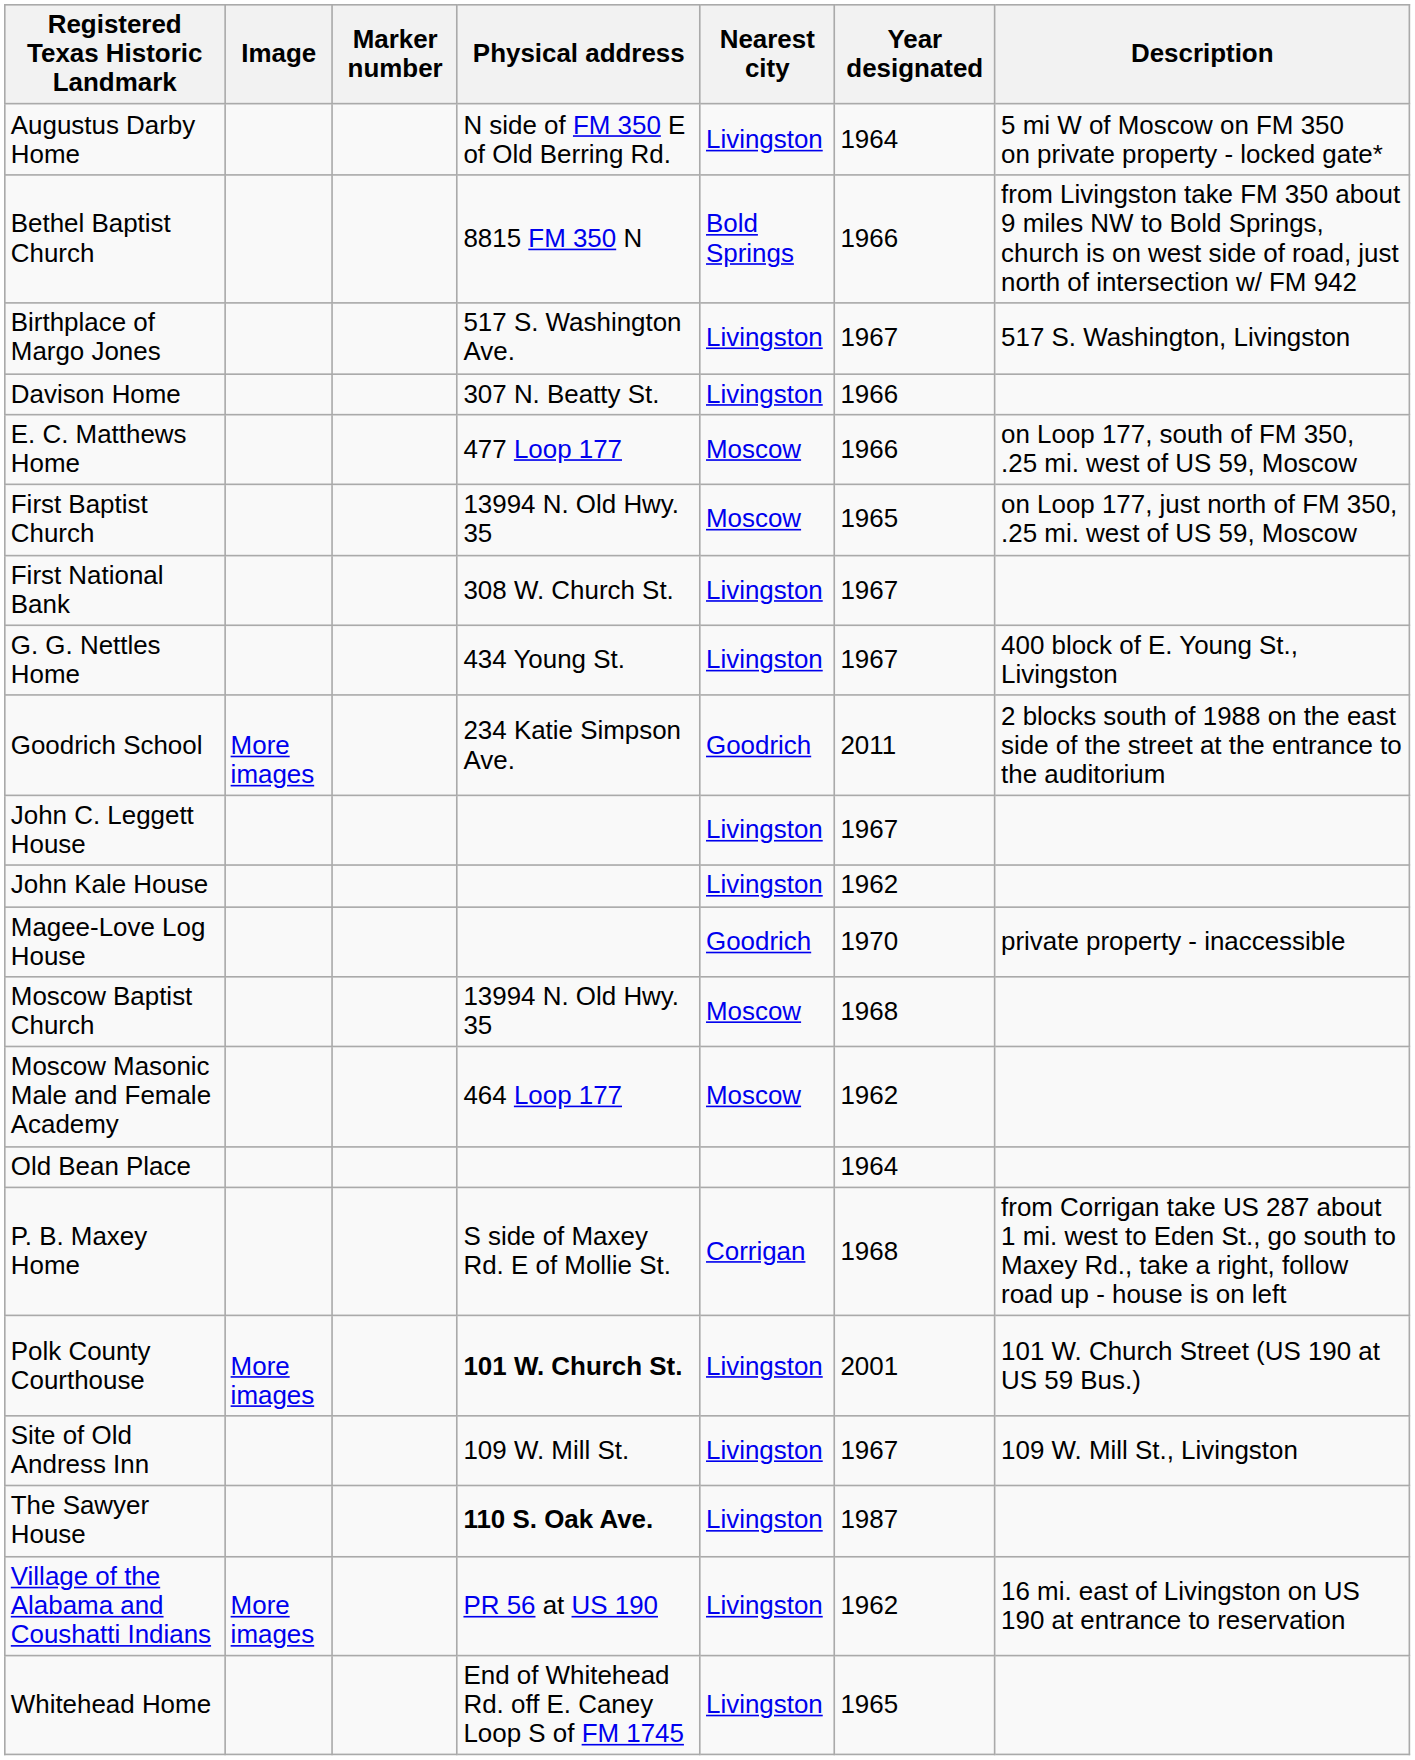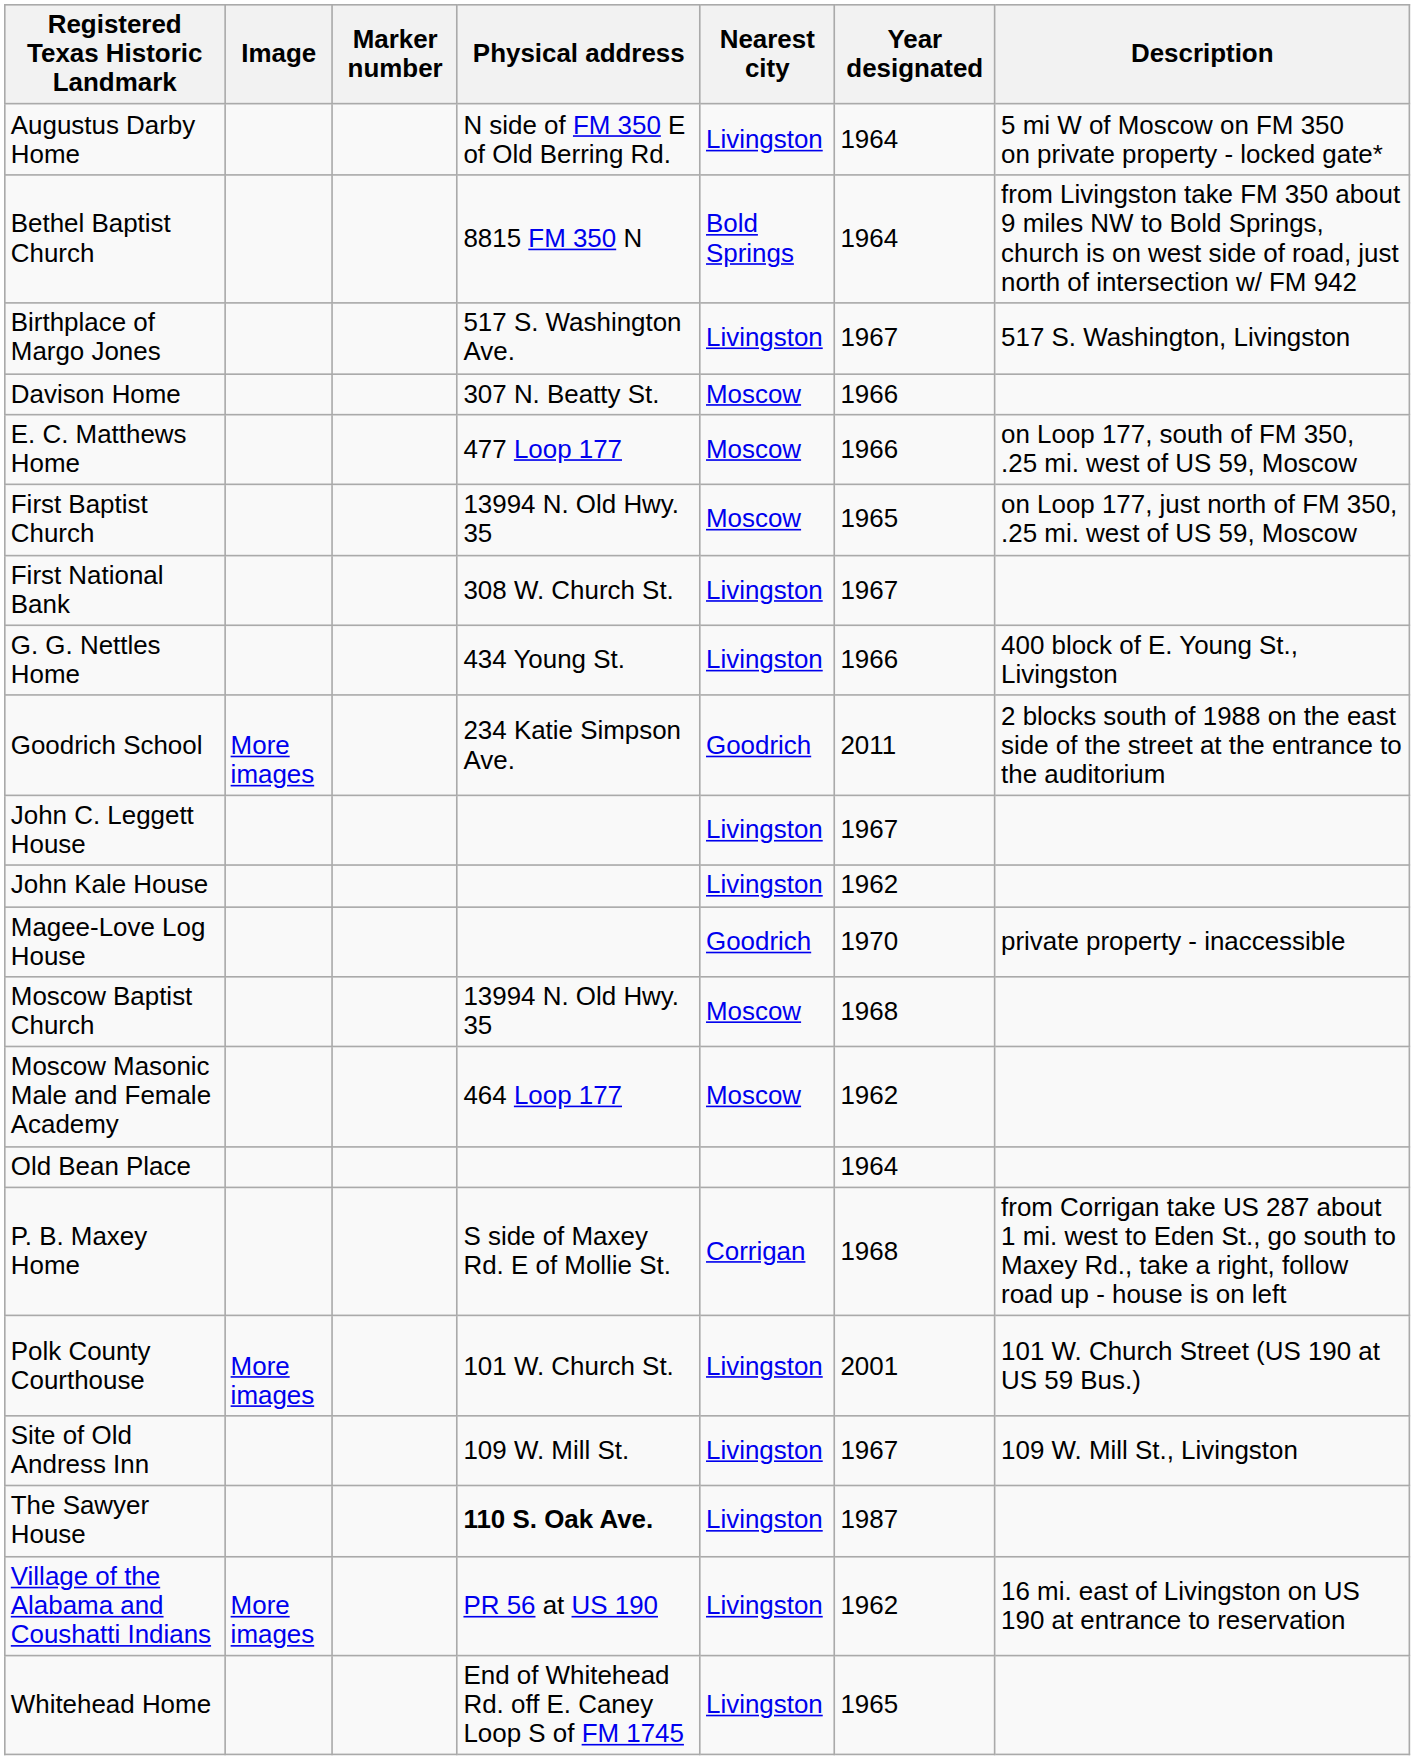(869, 238) 1966 -> (869, 238) 1964
(764, 393) Livingston -> (754, 393) Moscow
(869, 660) 1967 -> (869, 660) 1966
(573, 1365) bold -> (569, 1365) normal
